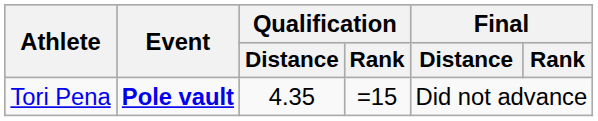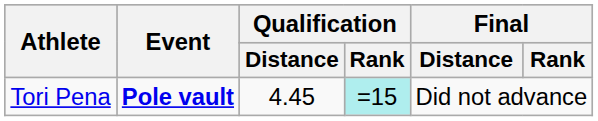(292, 97) 4.35 -> (292, 97) 4.45
(377, 97) no background -> (377, 97) paleturquoise background
